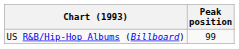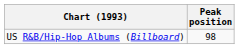(211, 37) 99 -> (211, 37) 98
